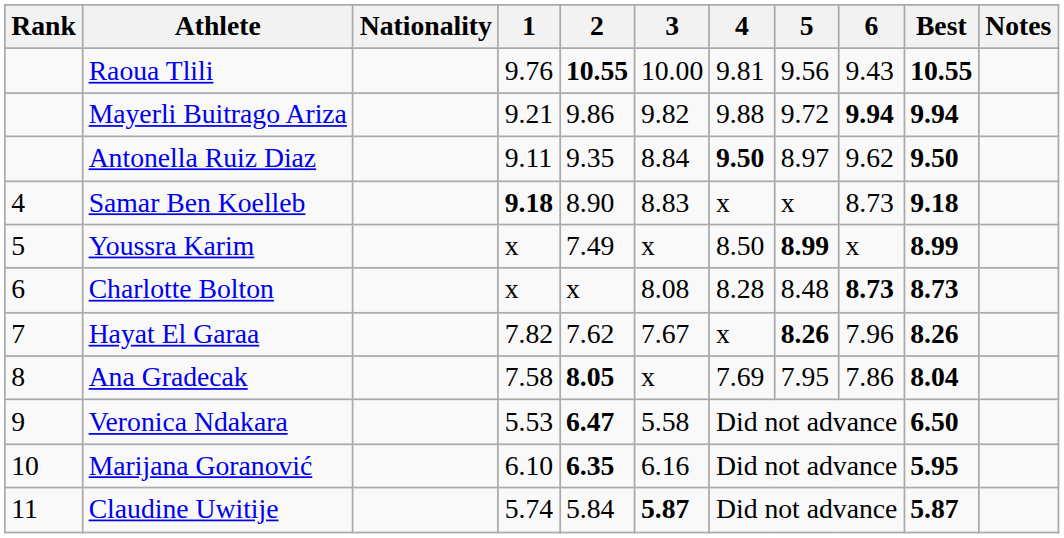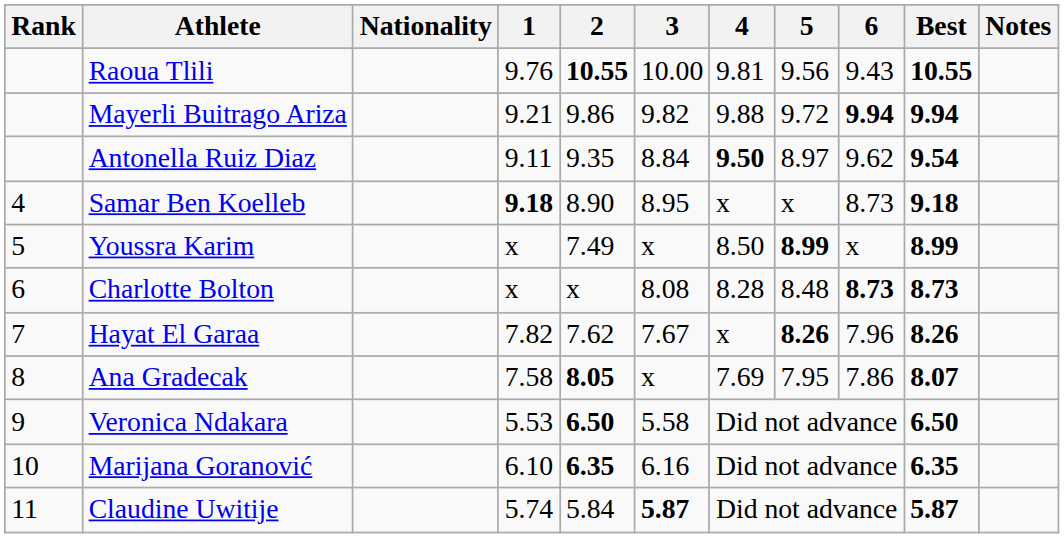(934, 158) 9.50 -> (934, 158) 9.54
(665, 202) 8.83 -> (665, 202) 8.95
(934, 377) 8.04 -> (934, 377) 8.07
(590, 421) 6.47 -> (590, 421) 6.50
(934, 465) 5.95 -> (934, 465) 6.35
